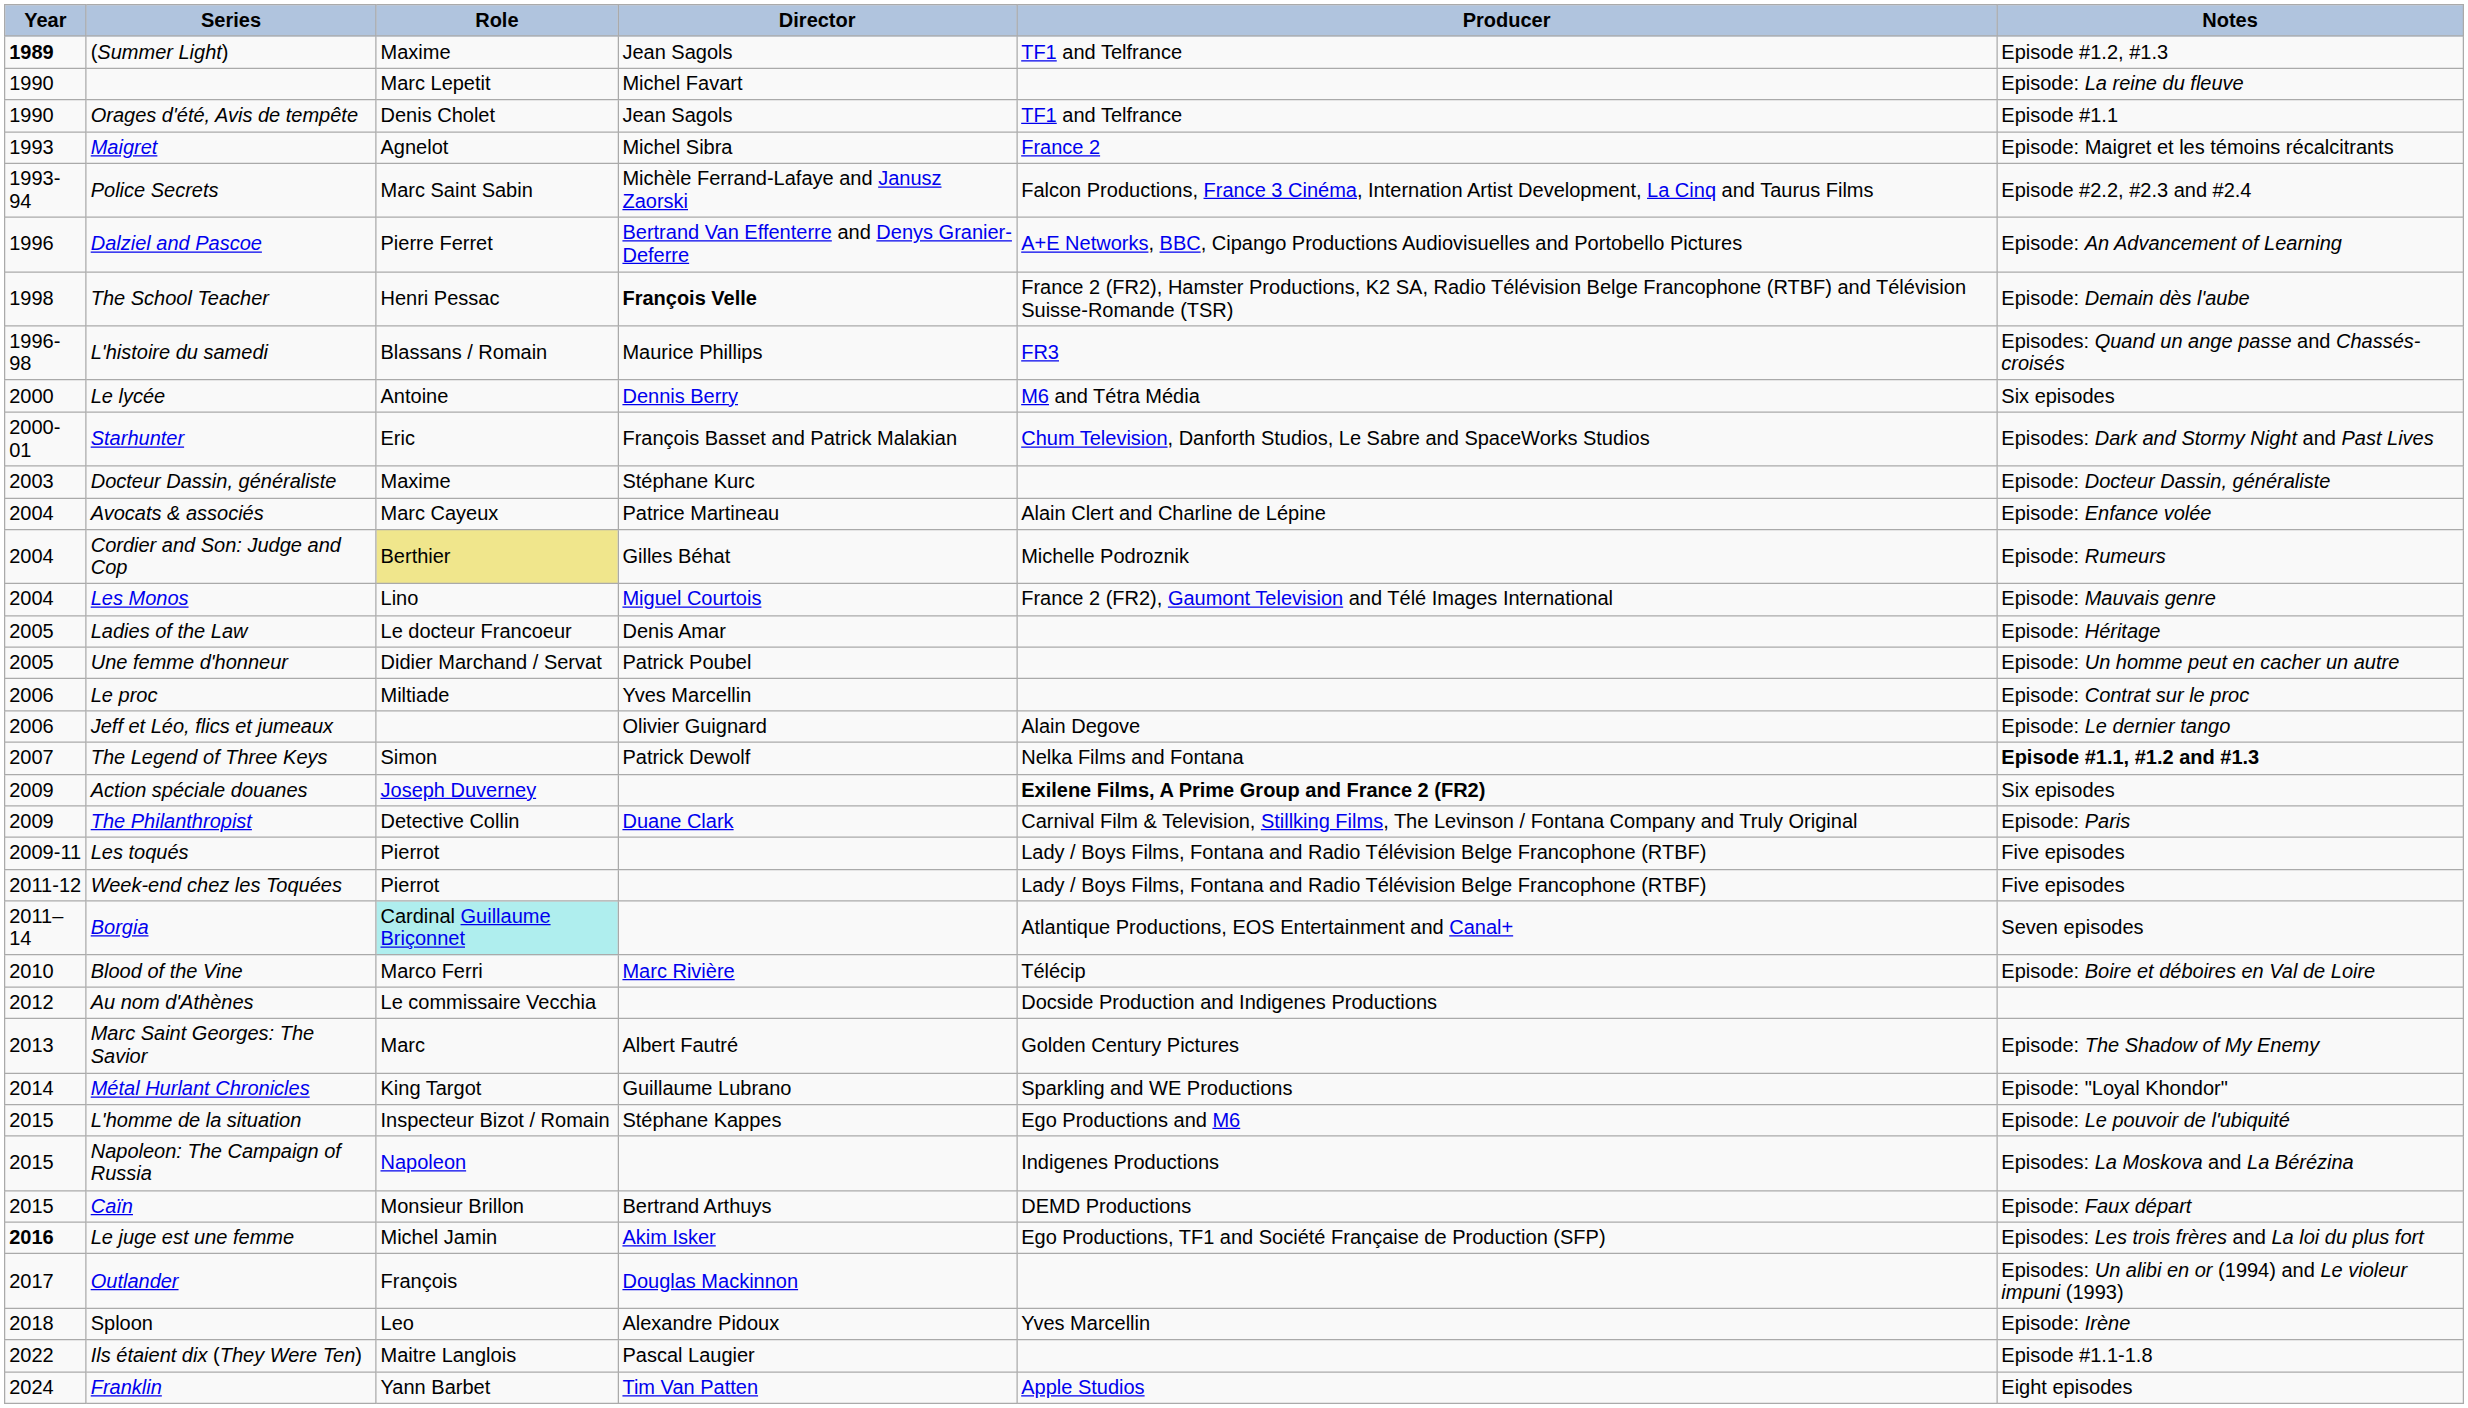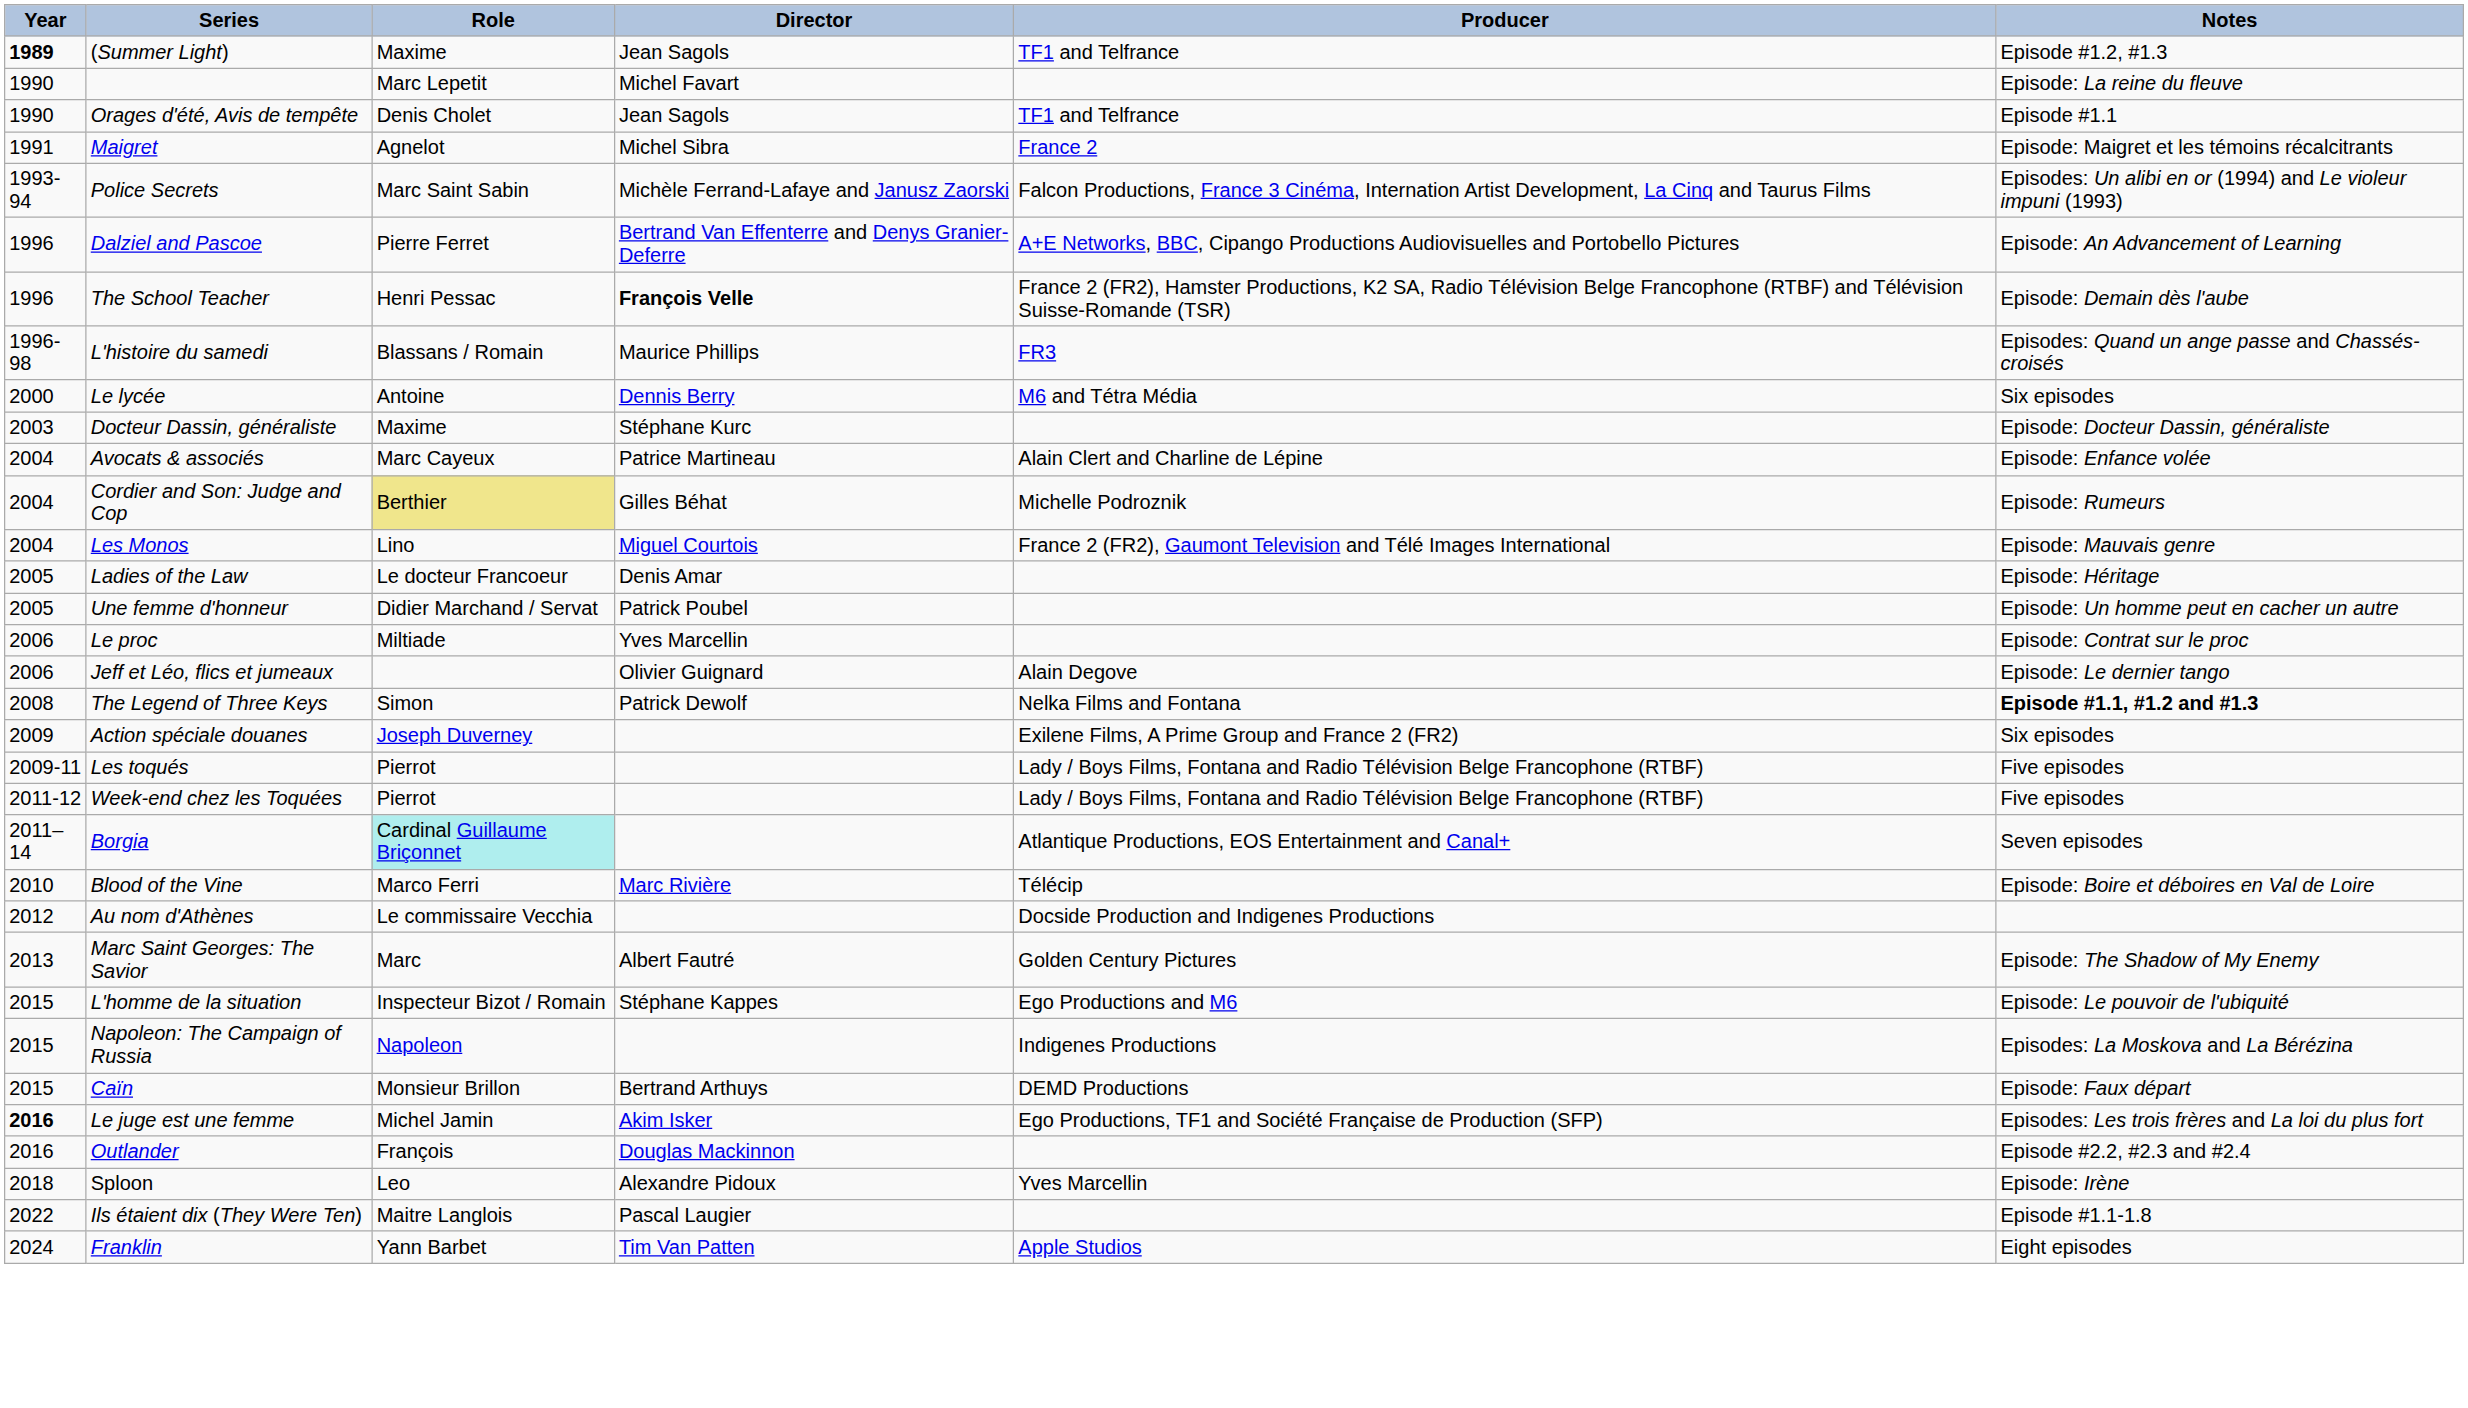(31, 147) 1993 -> (31, 147) 1991
(2126, 190) Episode #2.2, #2.3 and #2.4 -> (2203, 190) Episodes: Un alibi en or (1994) and Le violeur impuni (1993)
(31, 298) 1998 -> (31, 298) 1996
- row: (137, 438)
(31, 758) 2007 -> (31, 703) 2008
(1253, 789) bold -> (1238, 735) normal
- row: (171, 821)
- row: (200, 1088)
(31, 1280) 2017 -> (31, 1151) 2016
(2204, 1280) Episodes: Un alibi en or (1994) and Le violeur impuni (1993) -> (2126, 1151) Episode #2.2, #2.3 and #2.4
